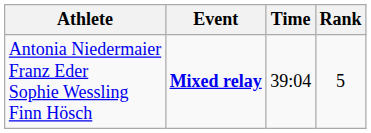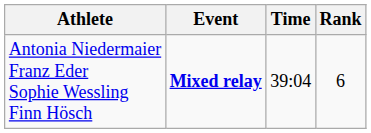(341, 81) 5 -> (341, 81) 6
